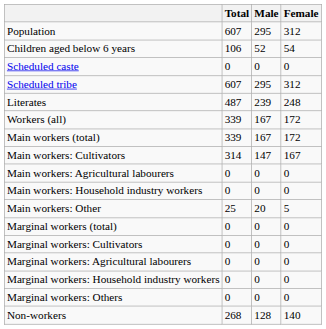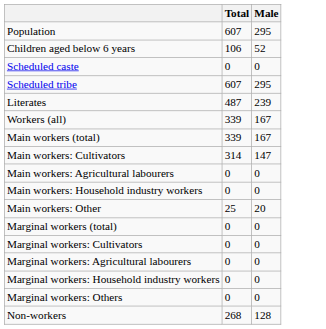- column: (301, 13)
